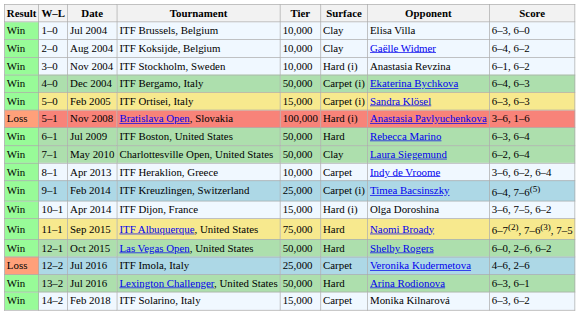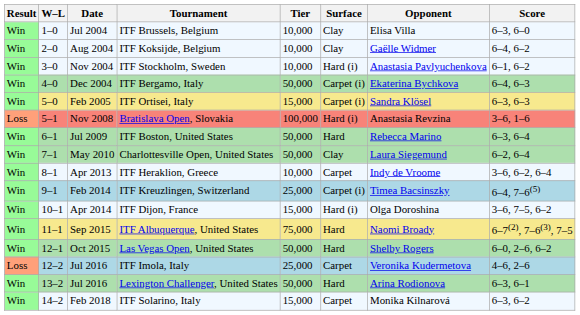(410, 65) Anastasia Revzina -> (428, 65) Anastasia Pavlyuchenkova
(428, 118) Anastasia Pavlyuchenkova -> (410, 118) Anastasia Revzina
